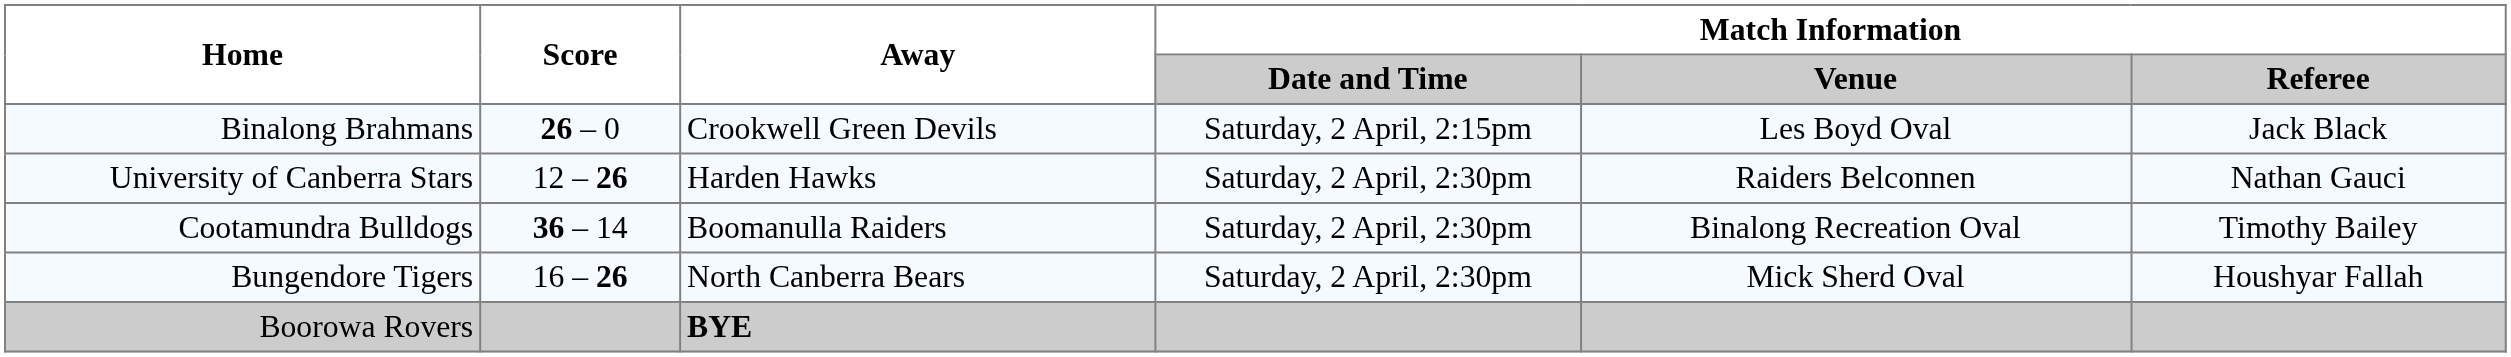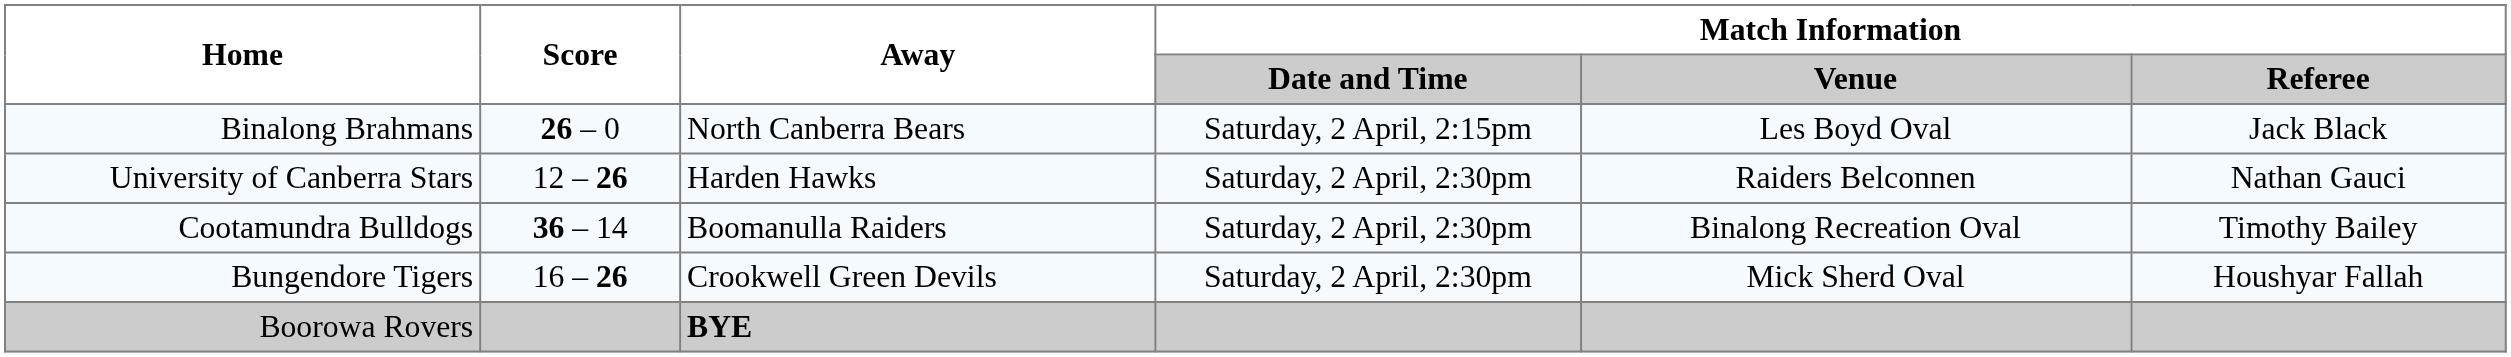(842, 128) Crookwell Green Devils -> (826, 128) North Canberra Bears
(826, 276) North Canberra Bears -> (842, 276) Crookwell Green Devils
